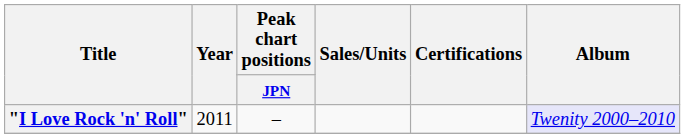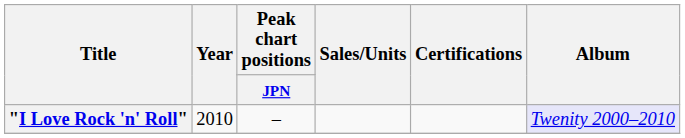(215, 118) 2011 -> (215, 118) 2010
